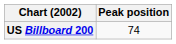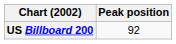(134, 30) 74 -> (134, 30) 92
